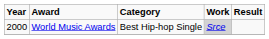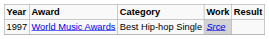(17, 26) 2000 -> (17, 26) 1997
